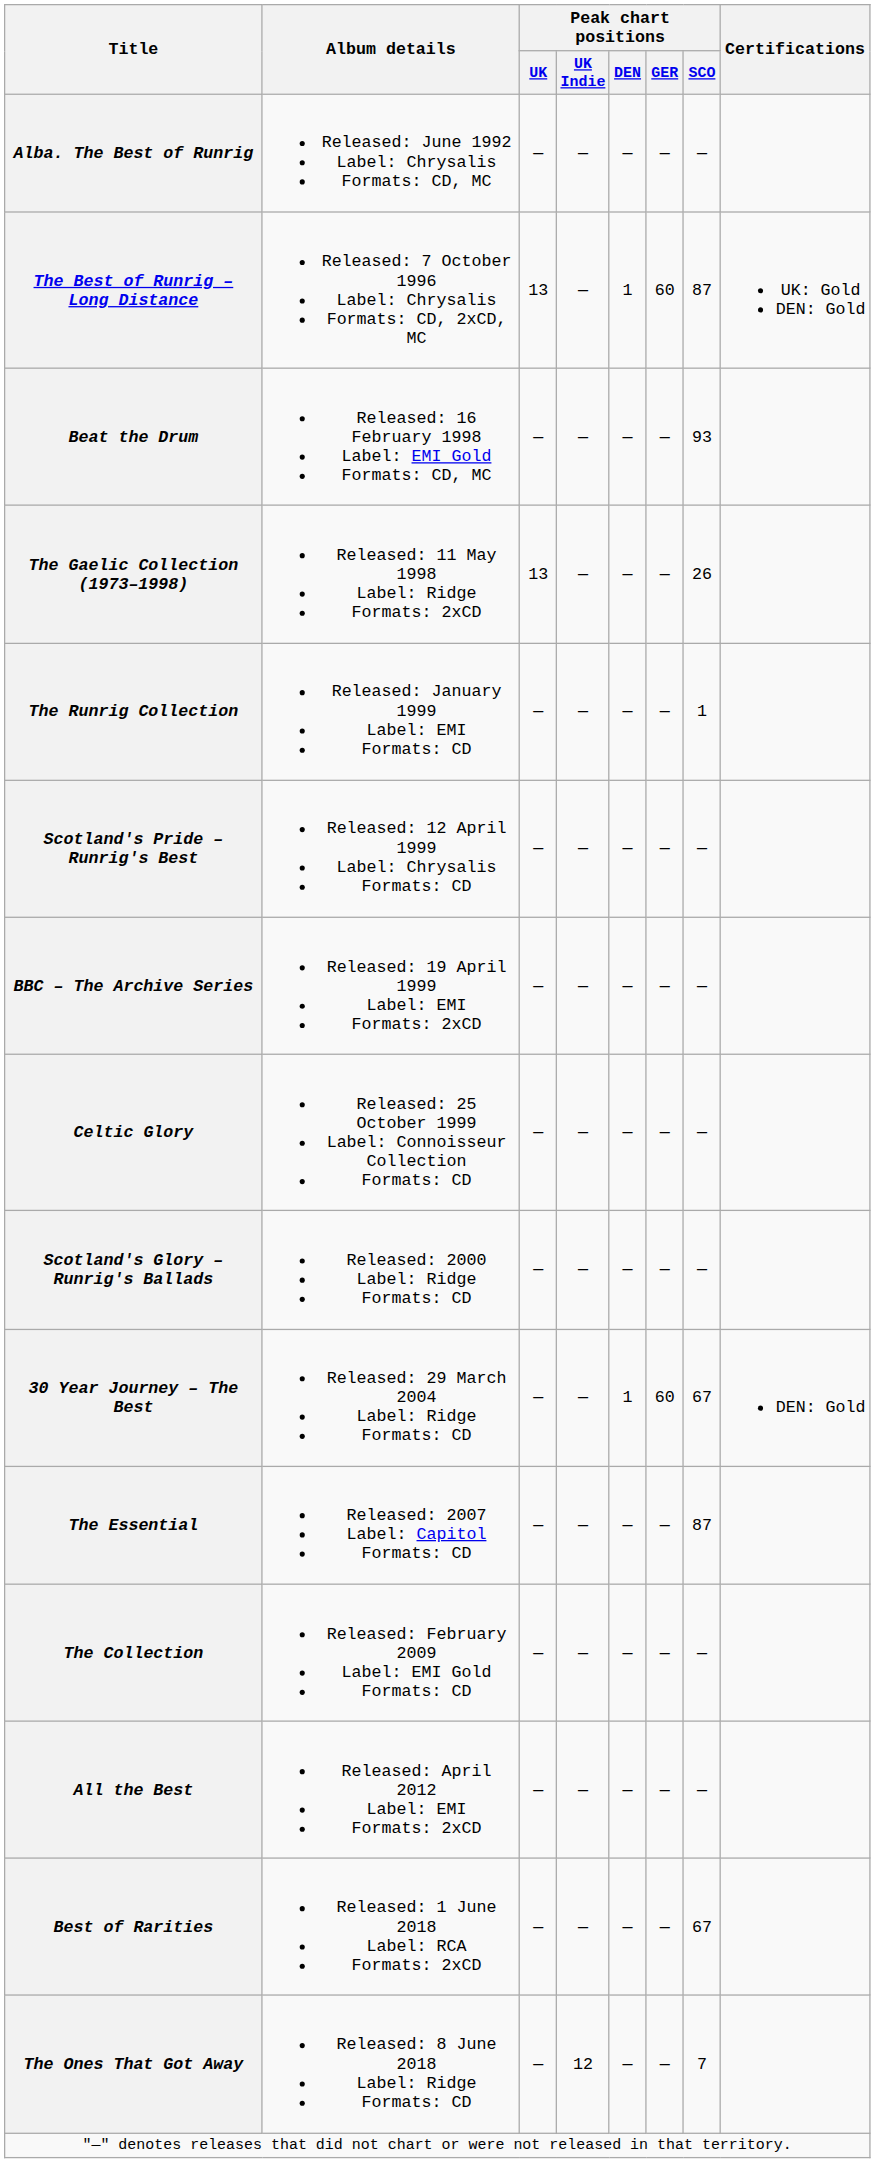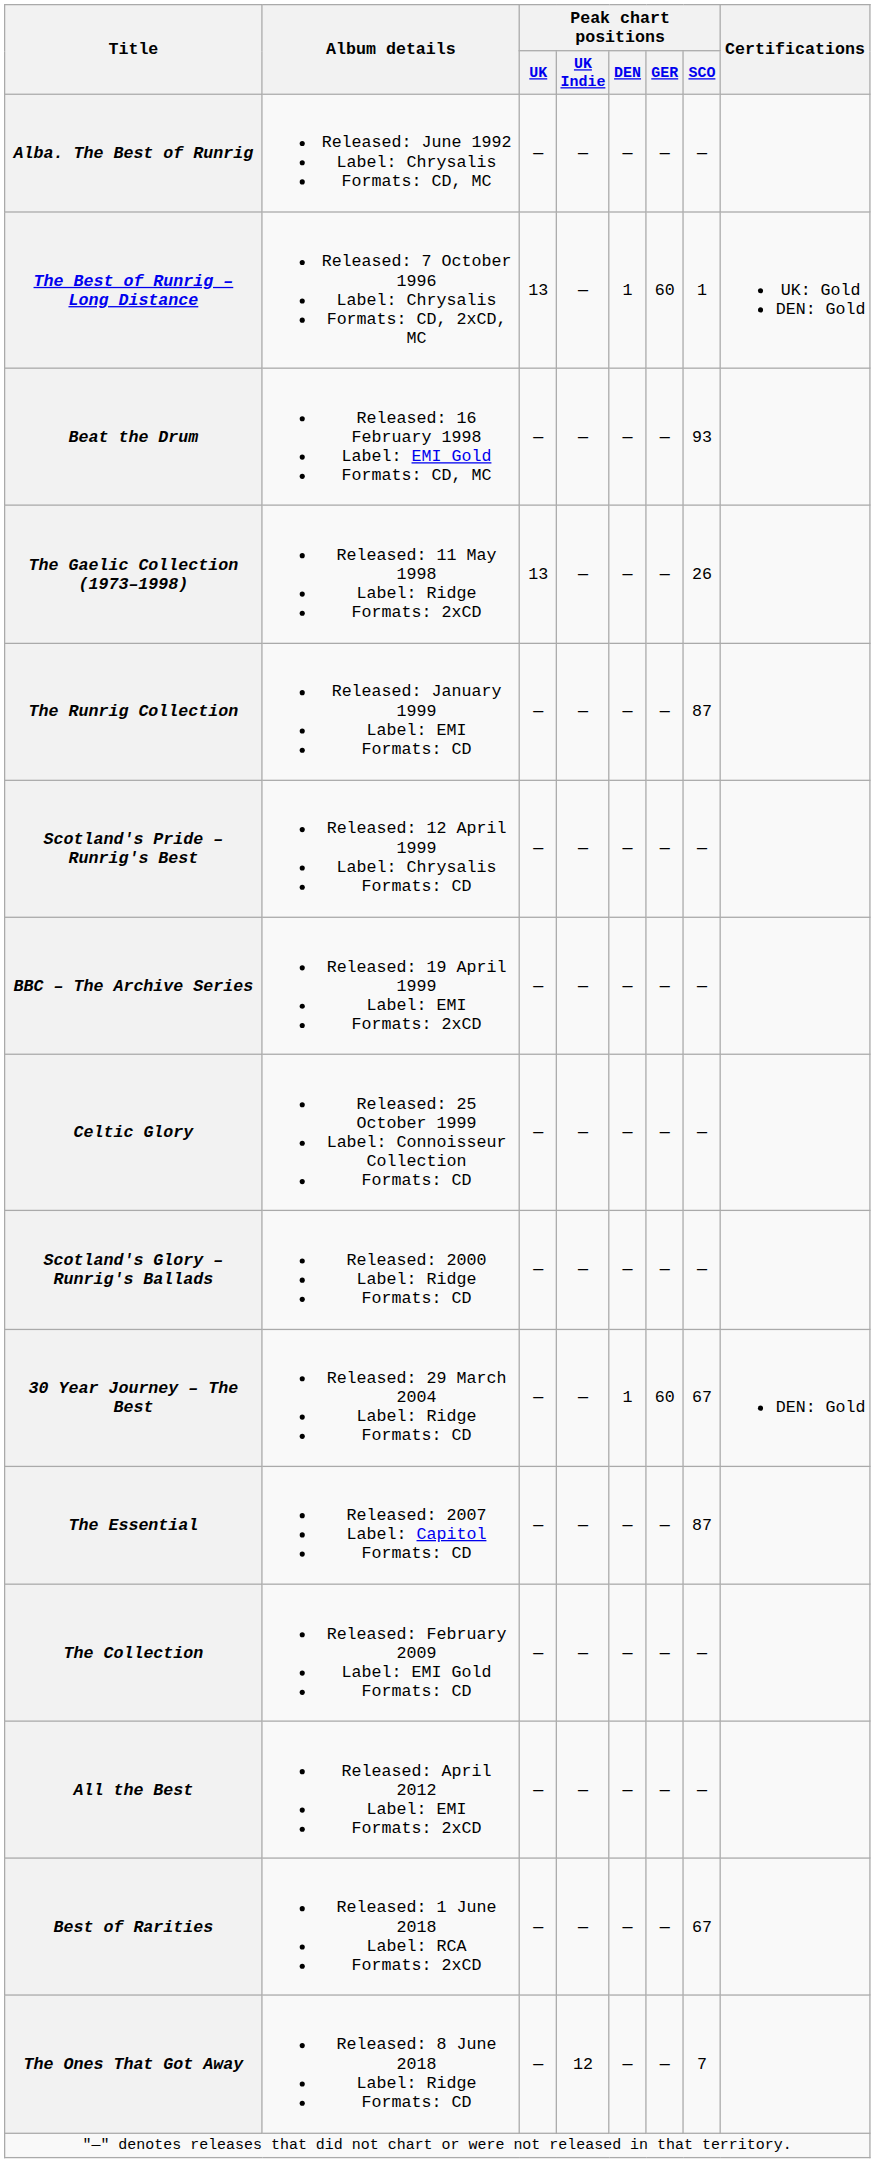(702, 290) 87 -> (702, 290) 1
(702, 711) 1 -> (702, 711) 87
